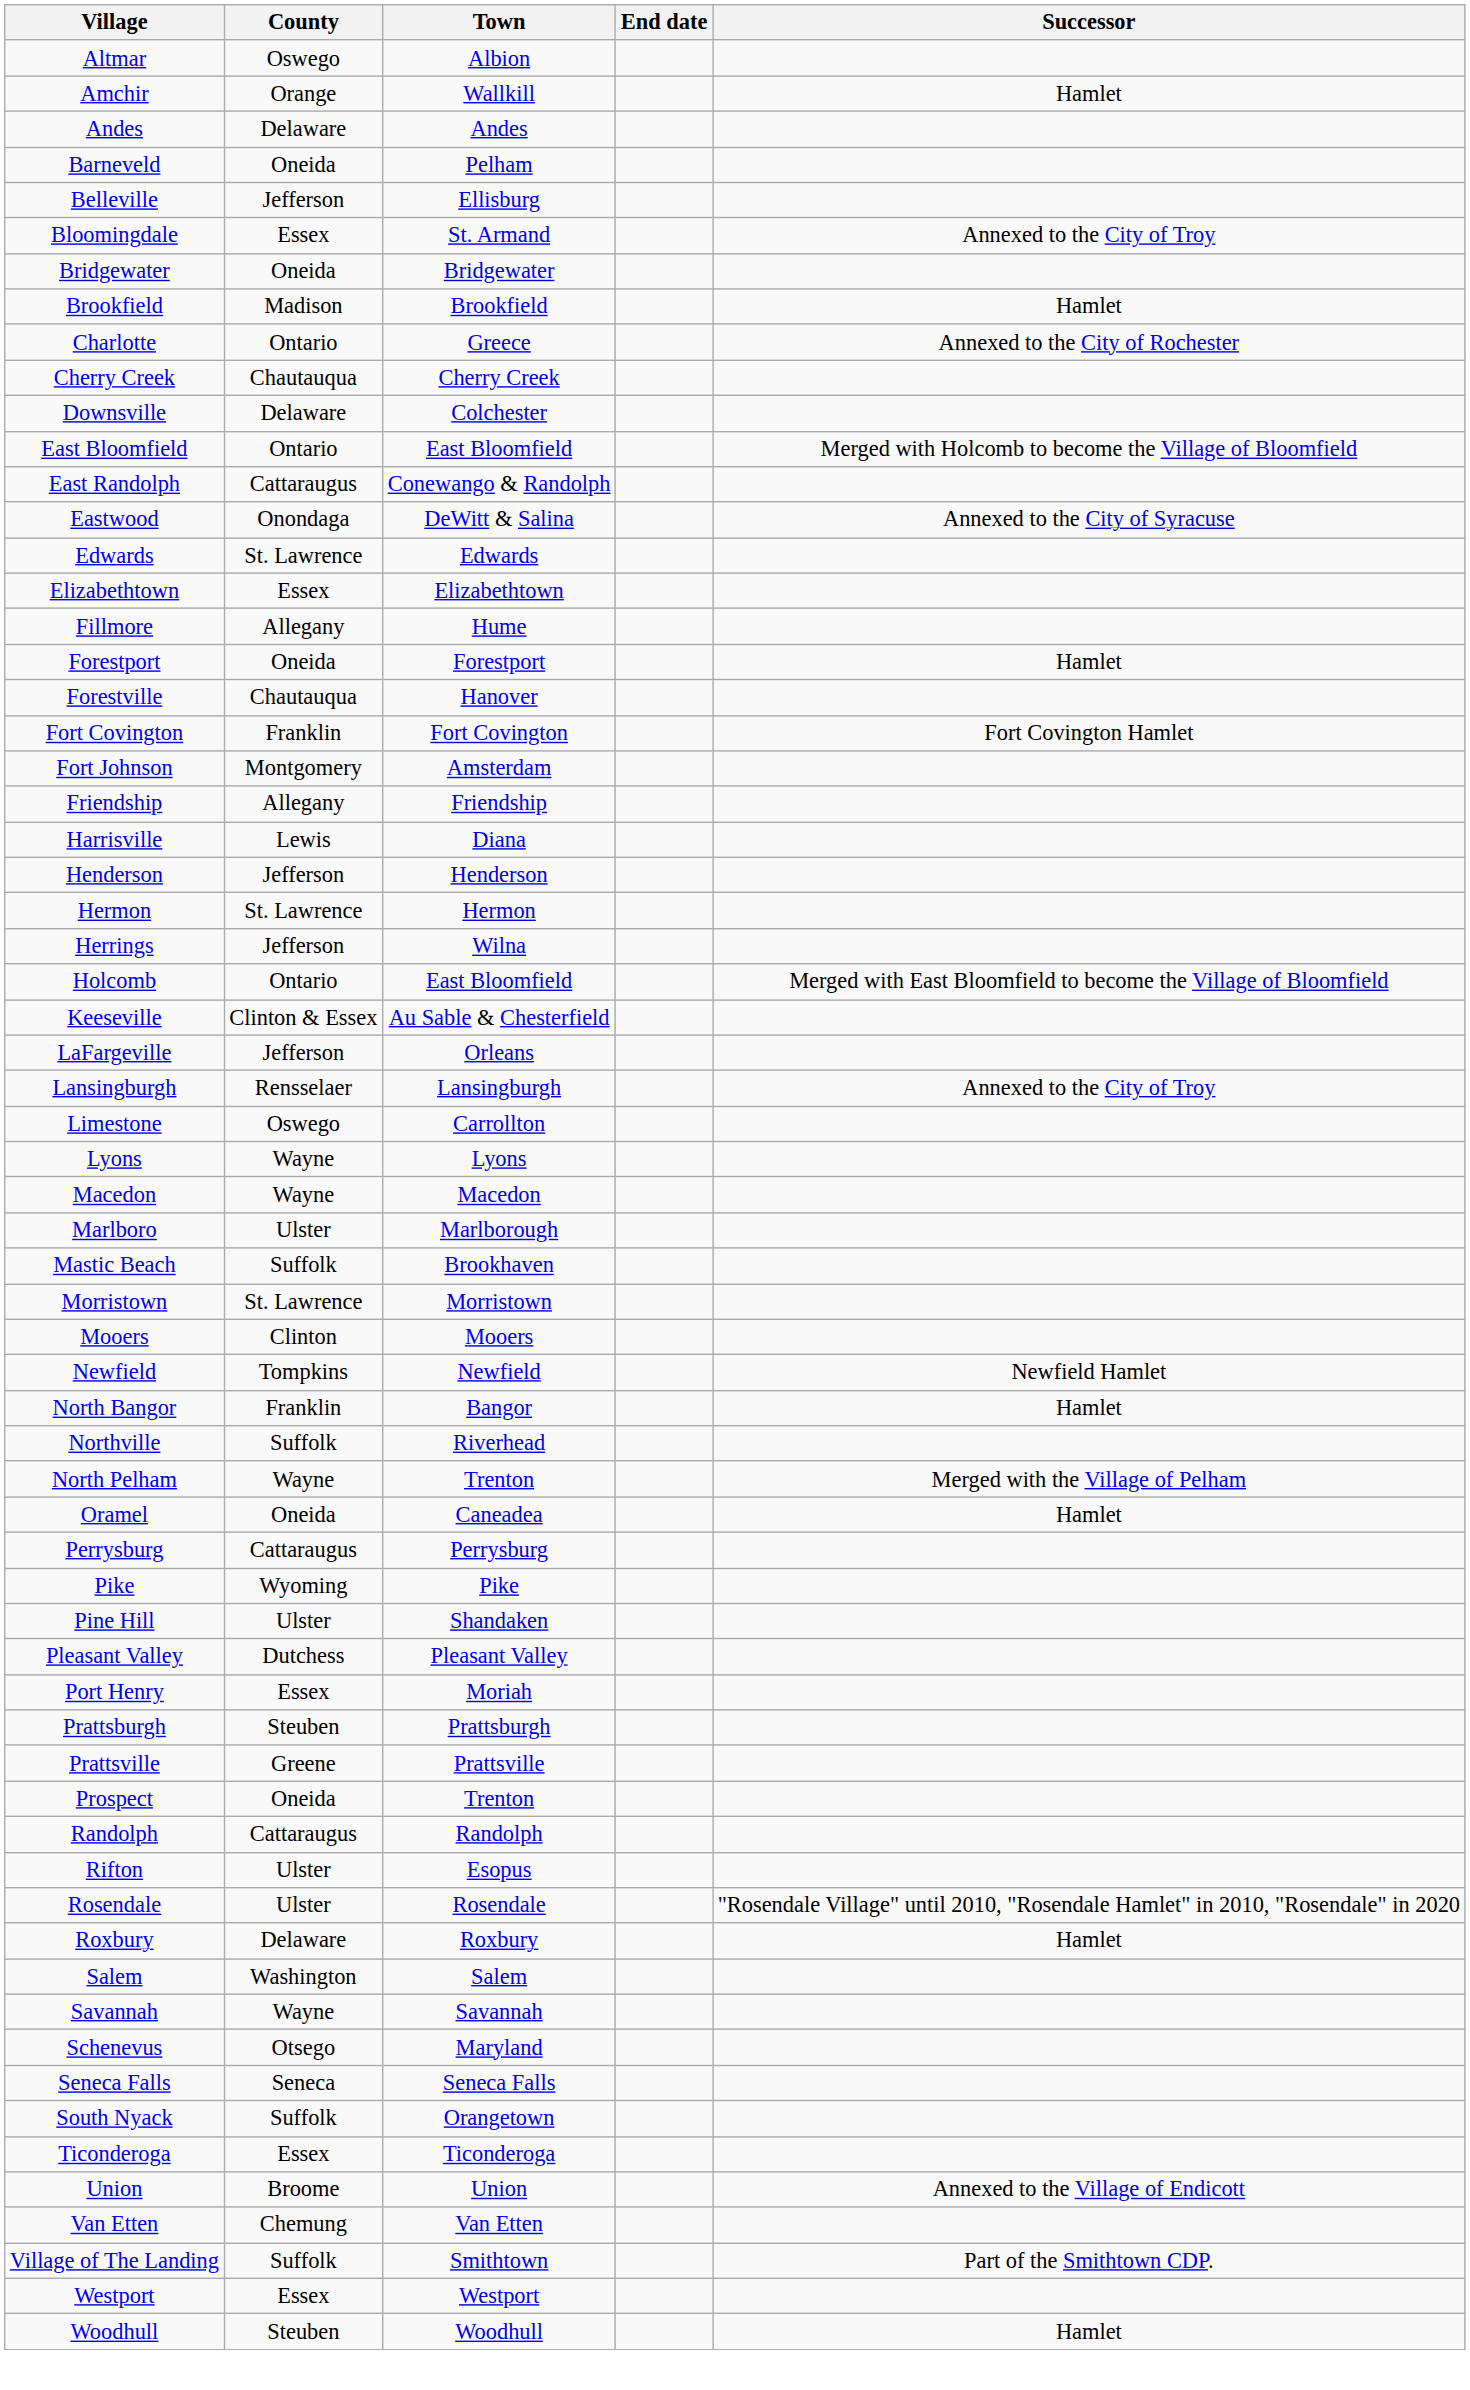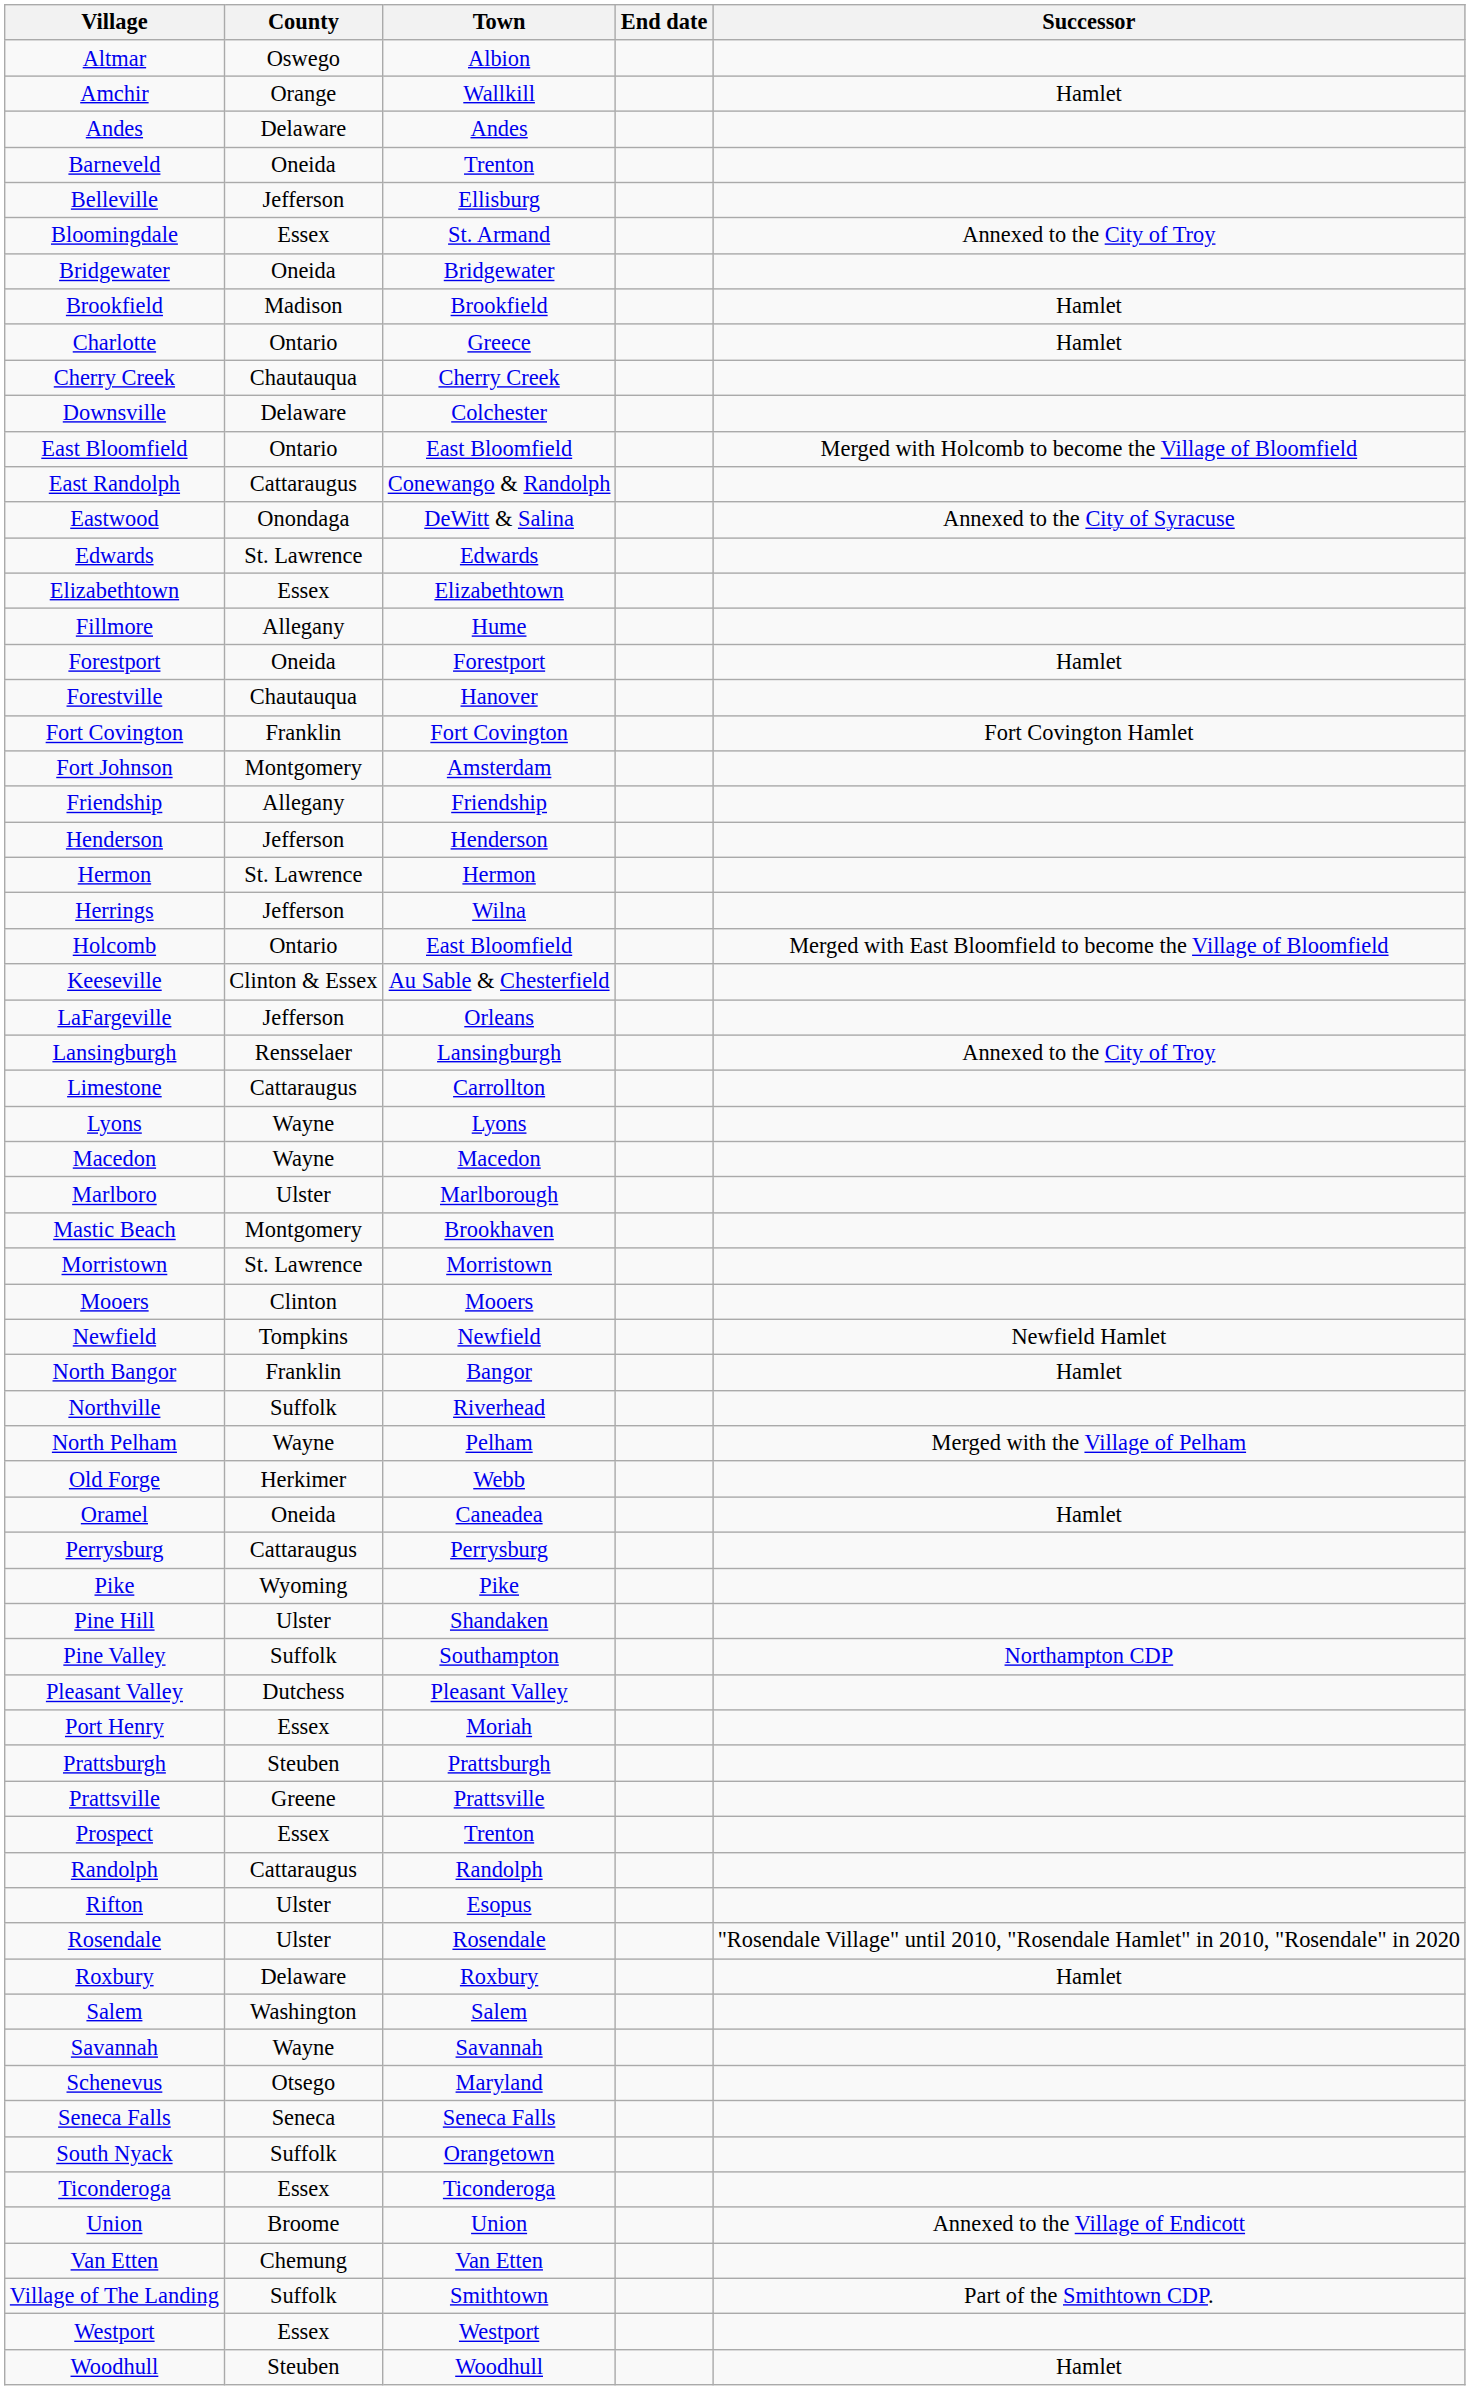(499, 164) Pelham -> (499, 164) Trenton
(1089, 341) Annexed to the City of Rochester -> (1089, 341) Hamlet
- row: (114, 839)
(303, 1123) Oswego -> (303, 1088) Cattaraugus
(303, 1265) Suffolk -> (303, 1230) Montgomery
(499, 1478) Trenton -> (499, 1443) Pelham
+ row: (114, 1478)
+ row: (114, 1656)
(303, 1798) Oneida -> (303, 1834) Essex
